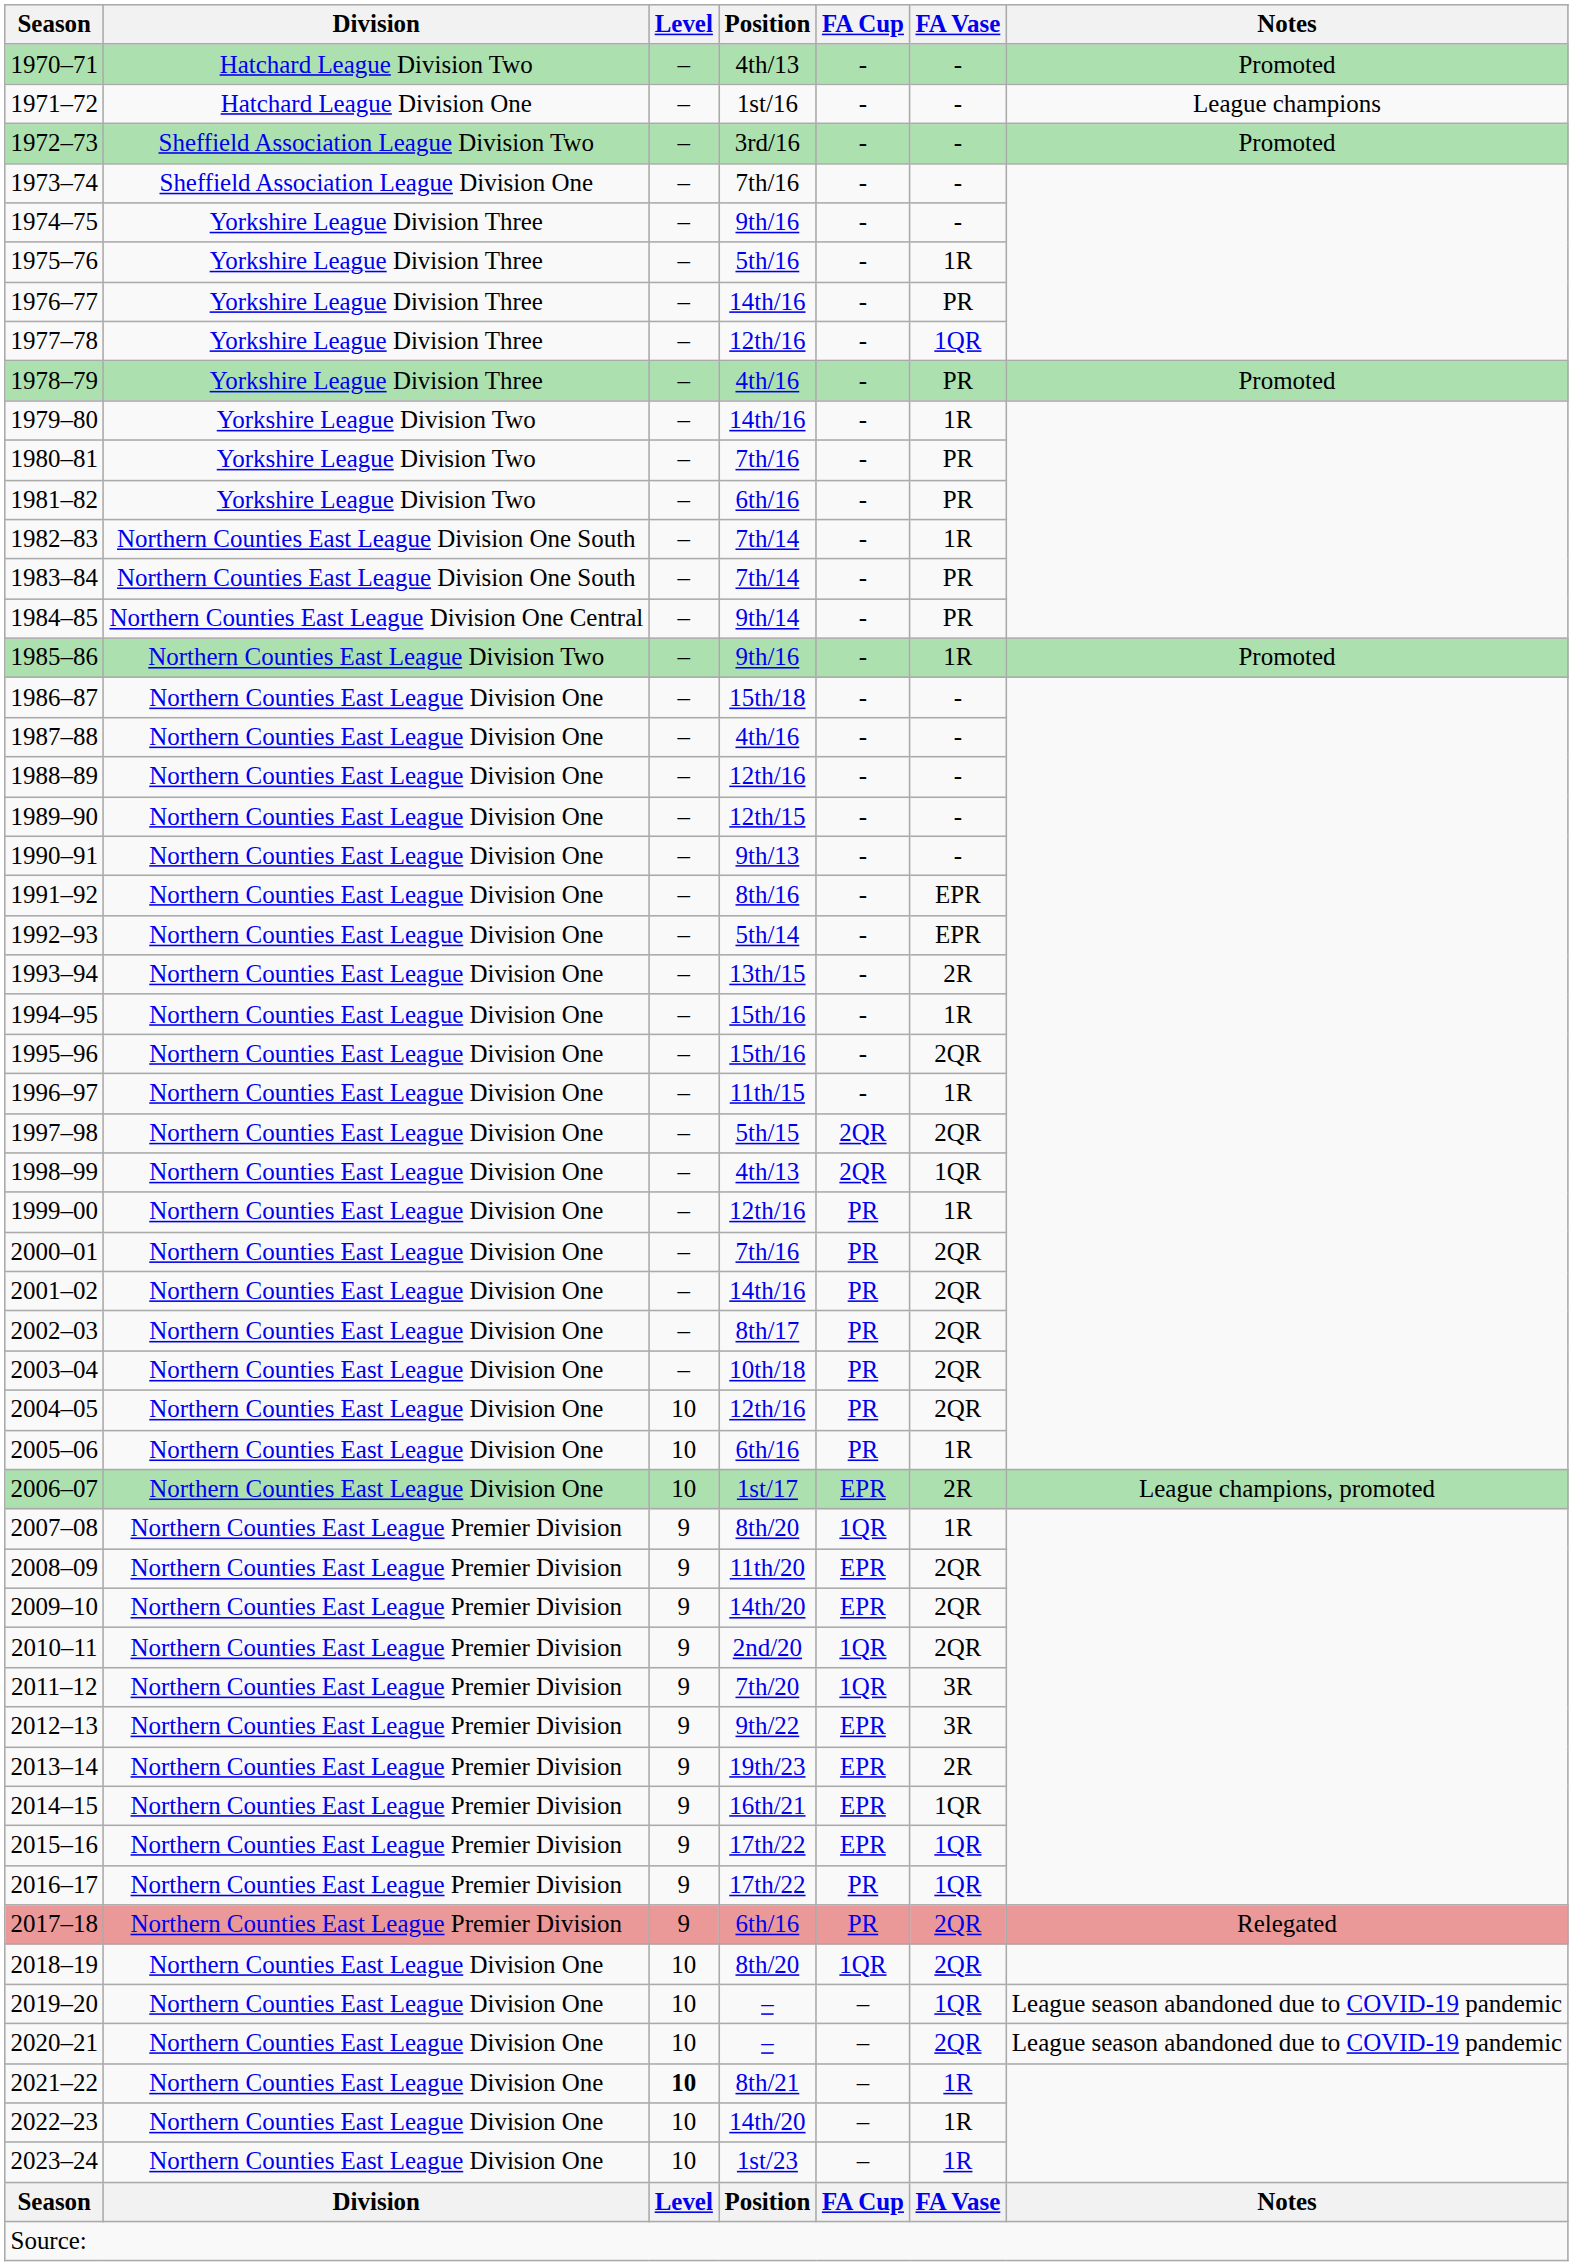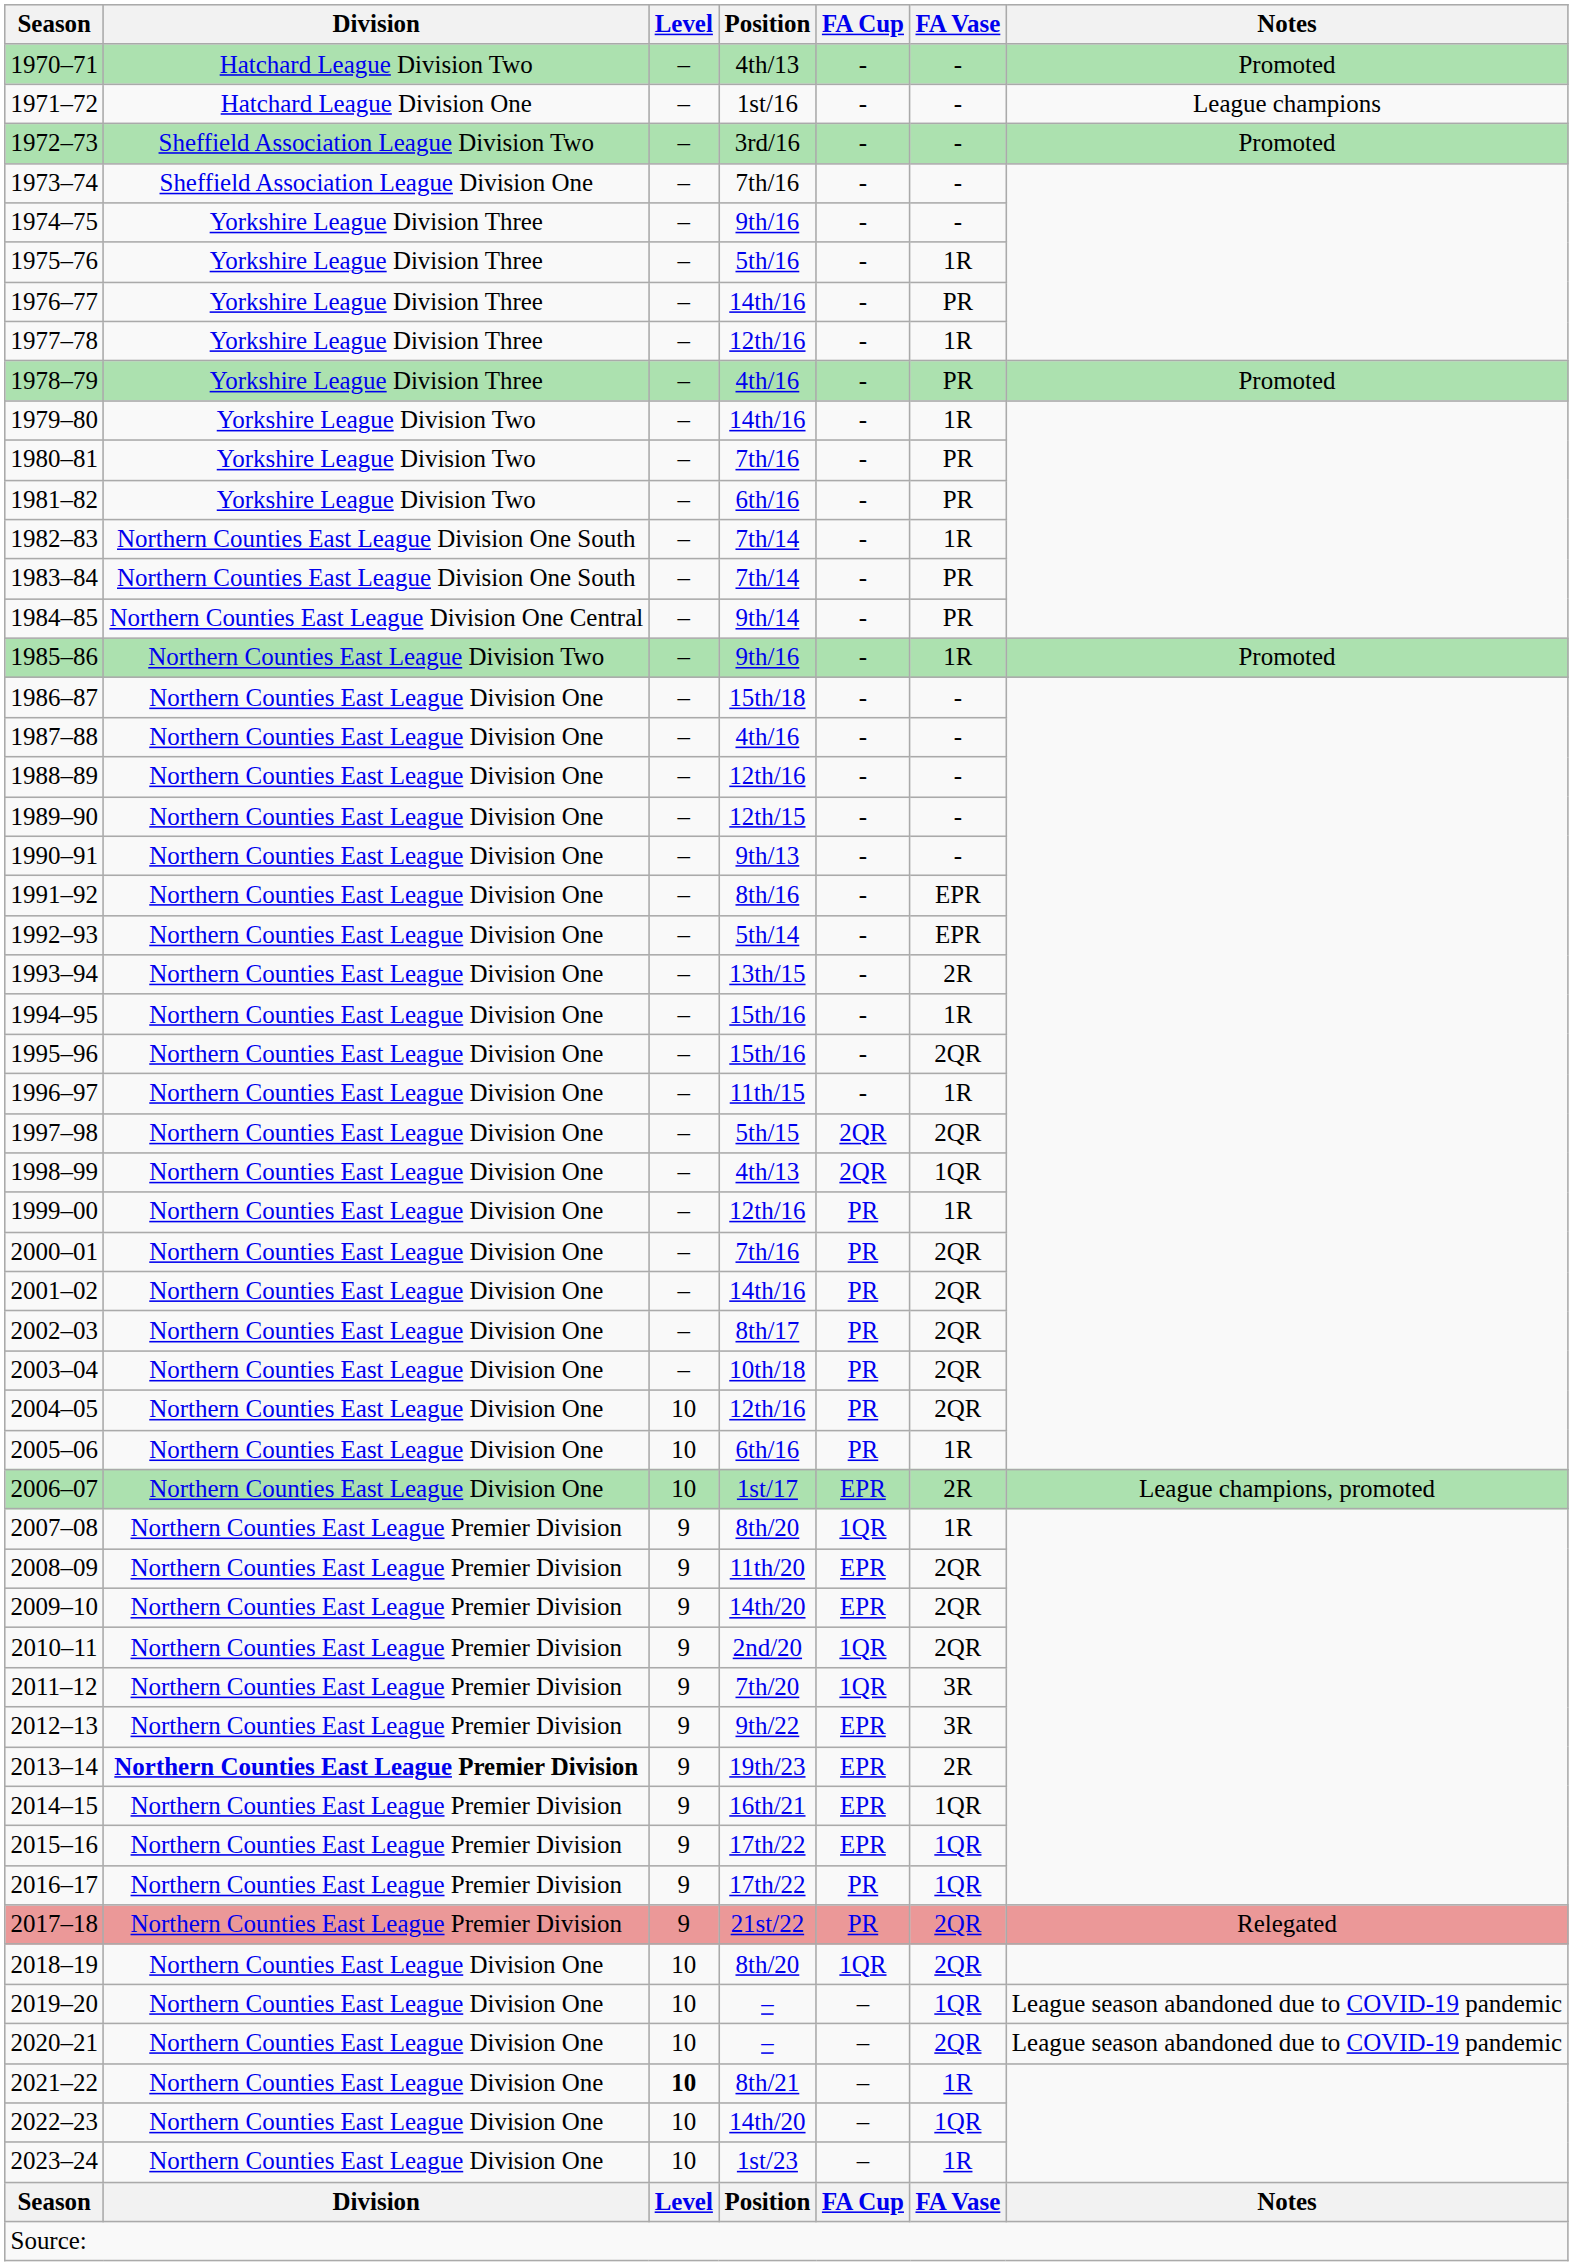(958, 340) 1QR -> (958, 340) 1R
(376, 1766) normal -> (376, 1766) bold
(767, 1924) 6th/16 -> (767, 1924) 21st/22
(958, 2122) 1R -> (958, 2122) 1QR
